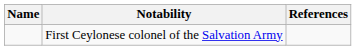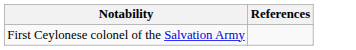- column: (23, 14)
